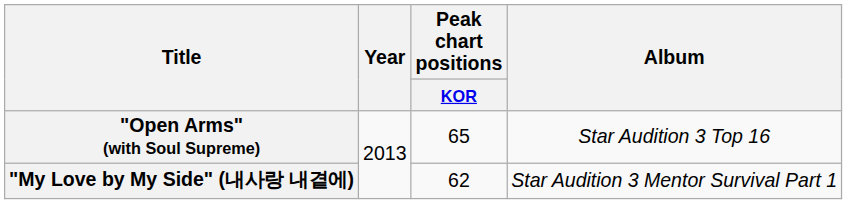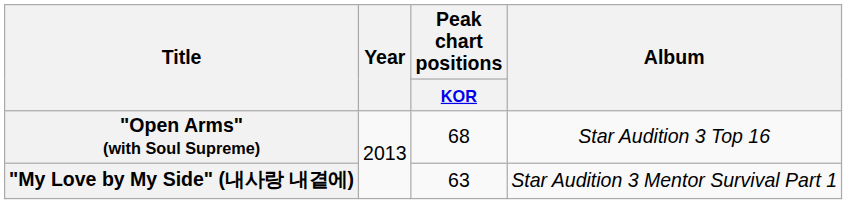(459, 136) 65 -> (459, 136) 68
(459, 180) 62 -> (459, 180) 63
